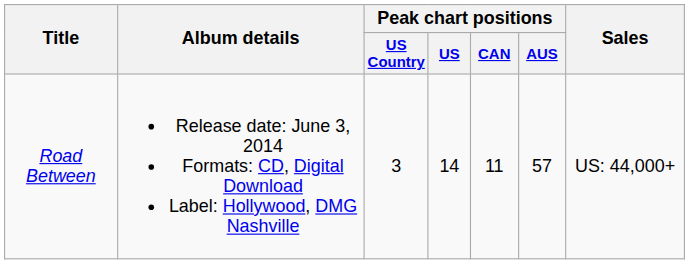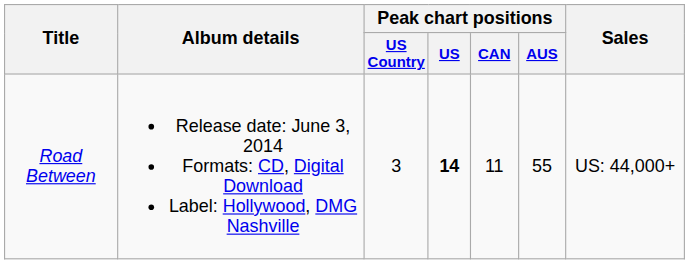(449, 166) normal -> (449, 166) bold
(542, 166) 57 -> (542, 166) 55
